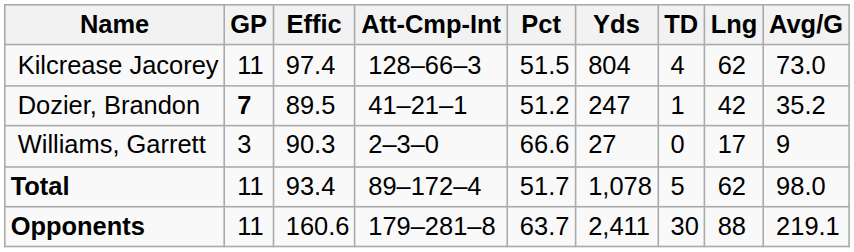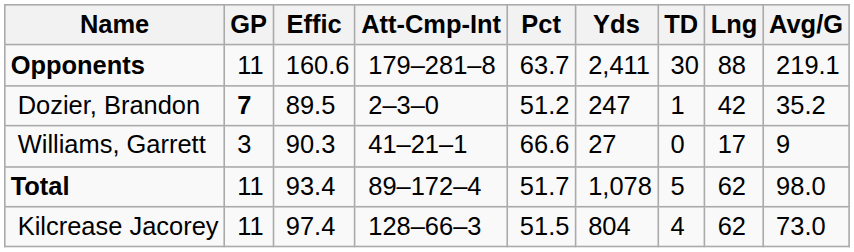rows swapped: (115, 65) <-> (78, 226)
(414, 105) 41–21–1 -> (400, 105) 2–3–0
(400, 145) 2–3–0 -> (414, 145) 41–21–1
